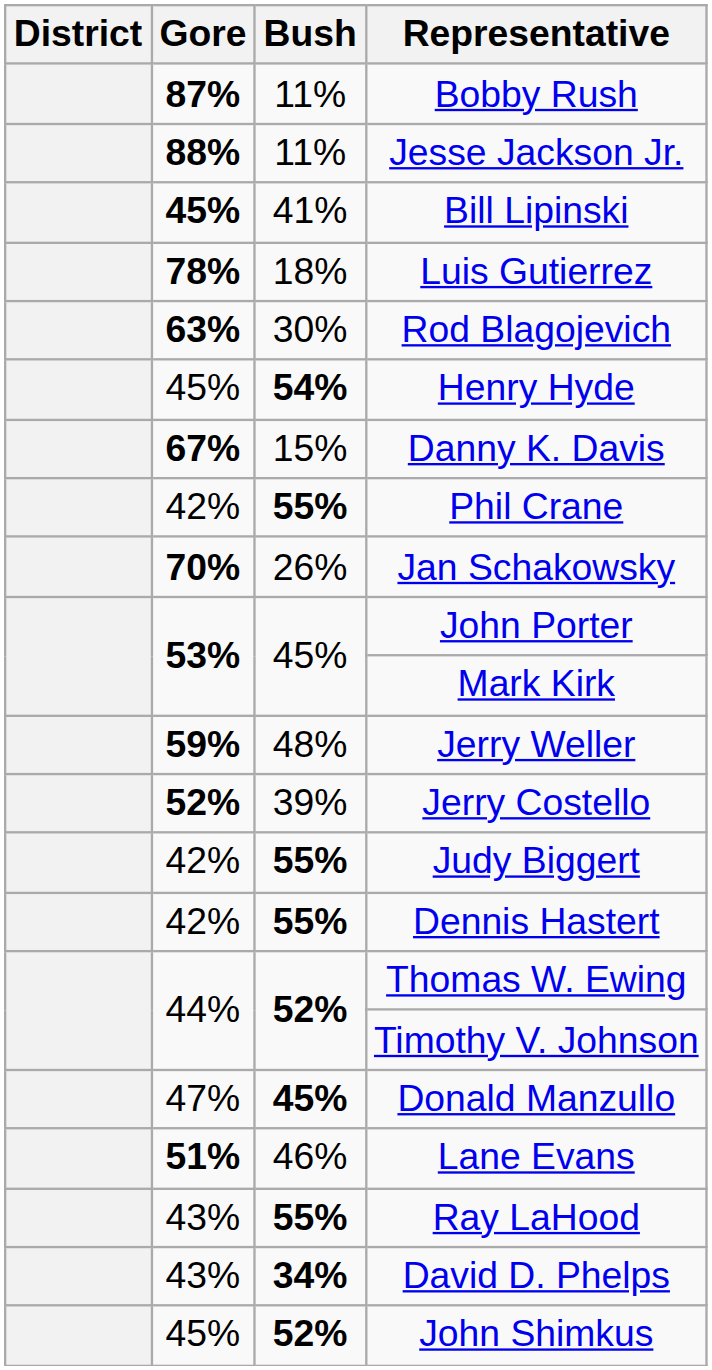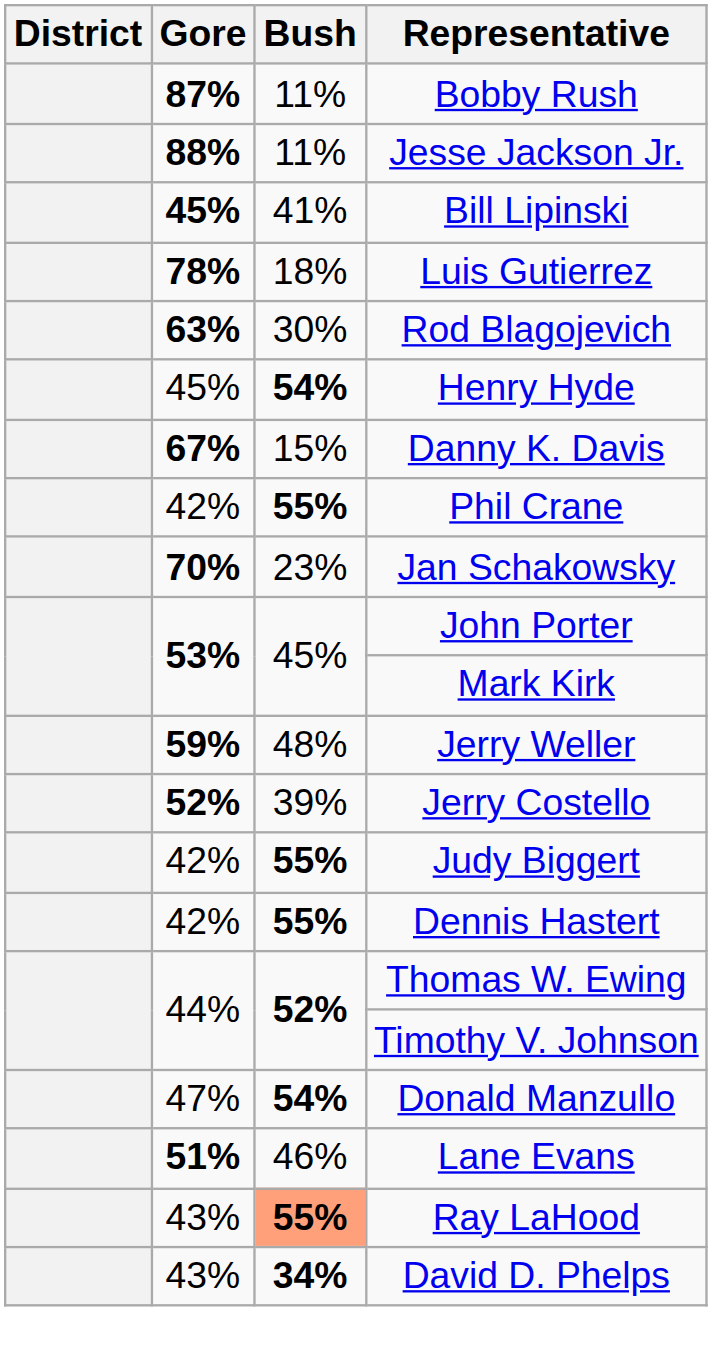(310, 566) 26% -> (310, 566) 23%
(310, 1098) 45% -> (310, 1098) 54%
(310, 1216) no background -> (310, 1216) lightsalmon background
- row: (536, 1334)
